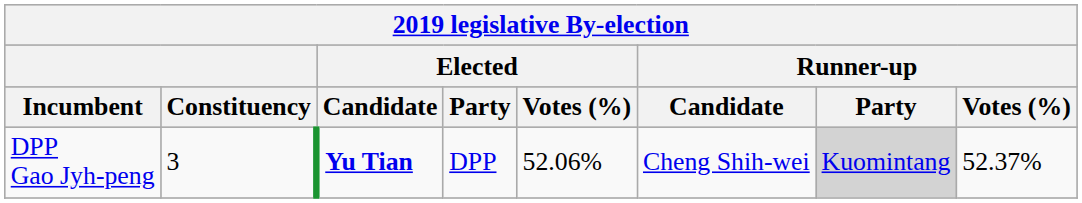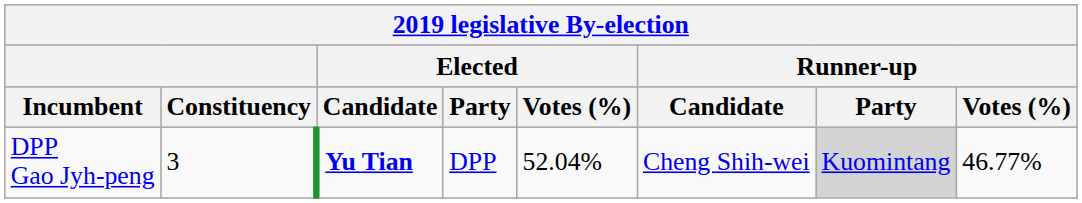(562, 161) 52.06% -> (562, 161) 52.04%
(1002, 161) 52.37% -> (1002, 161) 46.77%
